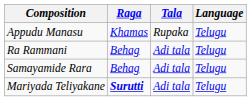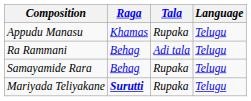(172, 68) Adi tala -> (171, 68) Rupaka
(172, 86) Adi tala -> (171, 86) Rupaka
